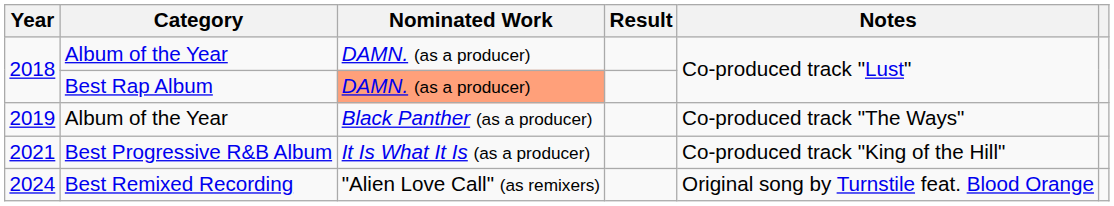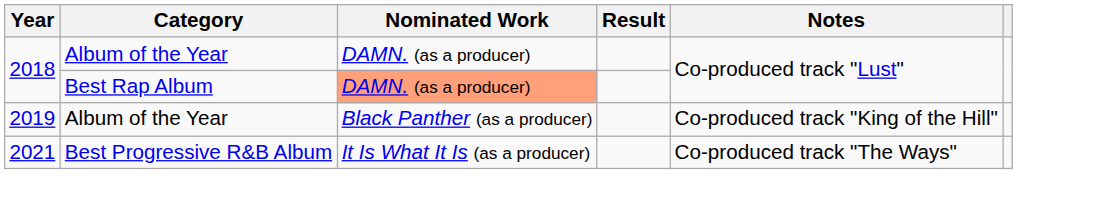(823, 119) Co-produced track "The Ways" -> (836, 119) Co-produced track "King of the Hill"
(844, 151) Co-produced track "King of the Hill" -> (816, 151) Co-produced track "The Ways"
- row: (32, 184)
